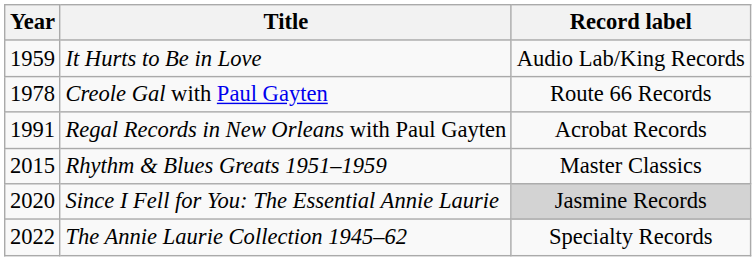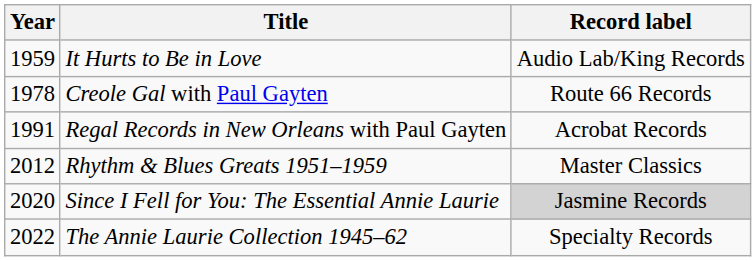(32, 165) 2015 -> (32, 165) 2012
